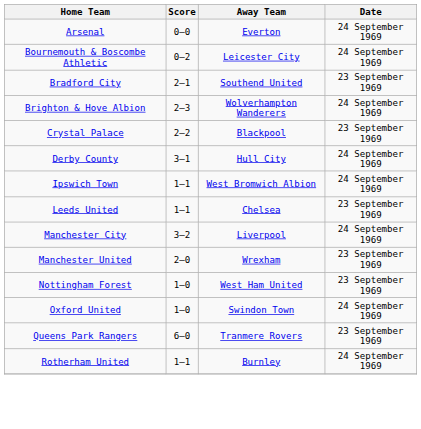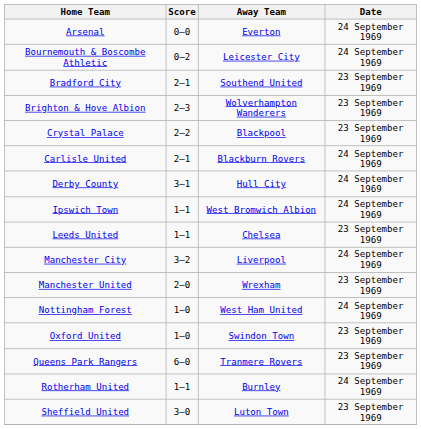(371, 108) 24 September 1969 -> (371, 108) 23 September 1969
+ row: (85, 159)
(371, 285) 23 September 1969 -> (371, 310) 24 September 1969
(371, 310) 24 September 1969 -> (371, 336) 23 September 1969
+ row: (85, 412)
